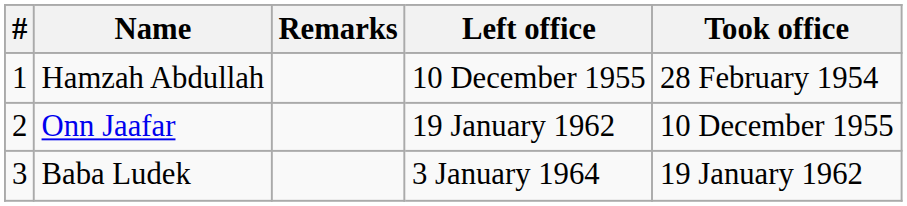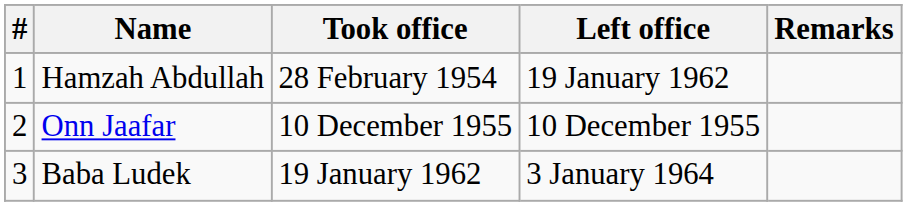columns swapped: (777, 28) <-> (338, 28)
(529, 77) 10 December 1955 -> (628, 77) 19 January 1962
(514, 126) 19 January 1962 -> (643, 126) 10 December 1955
